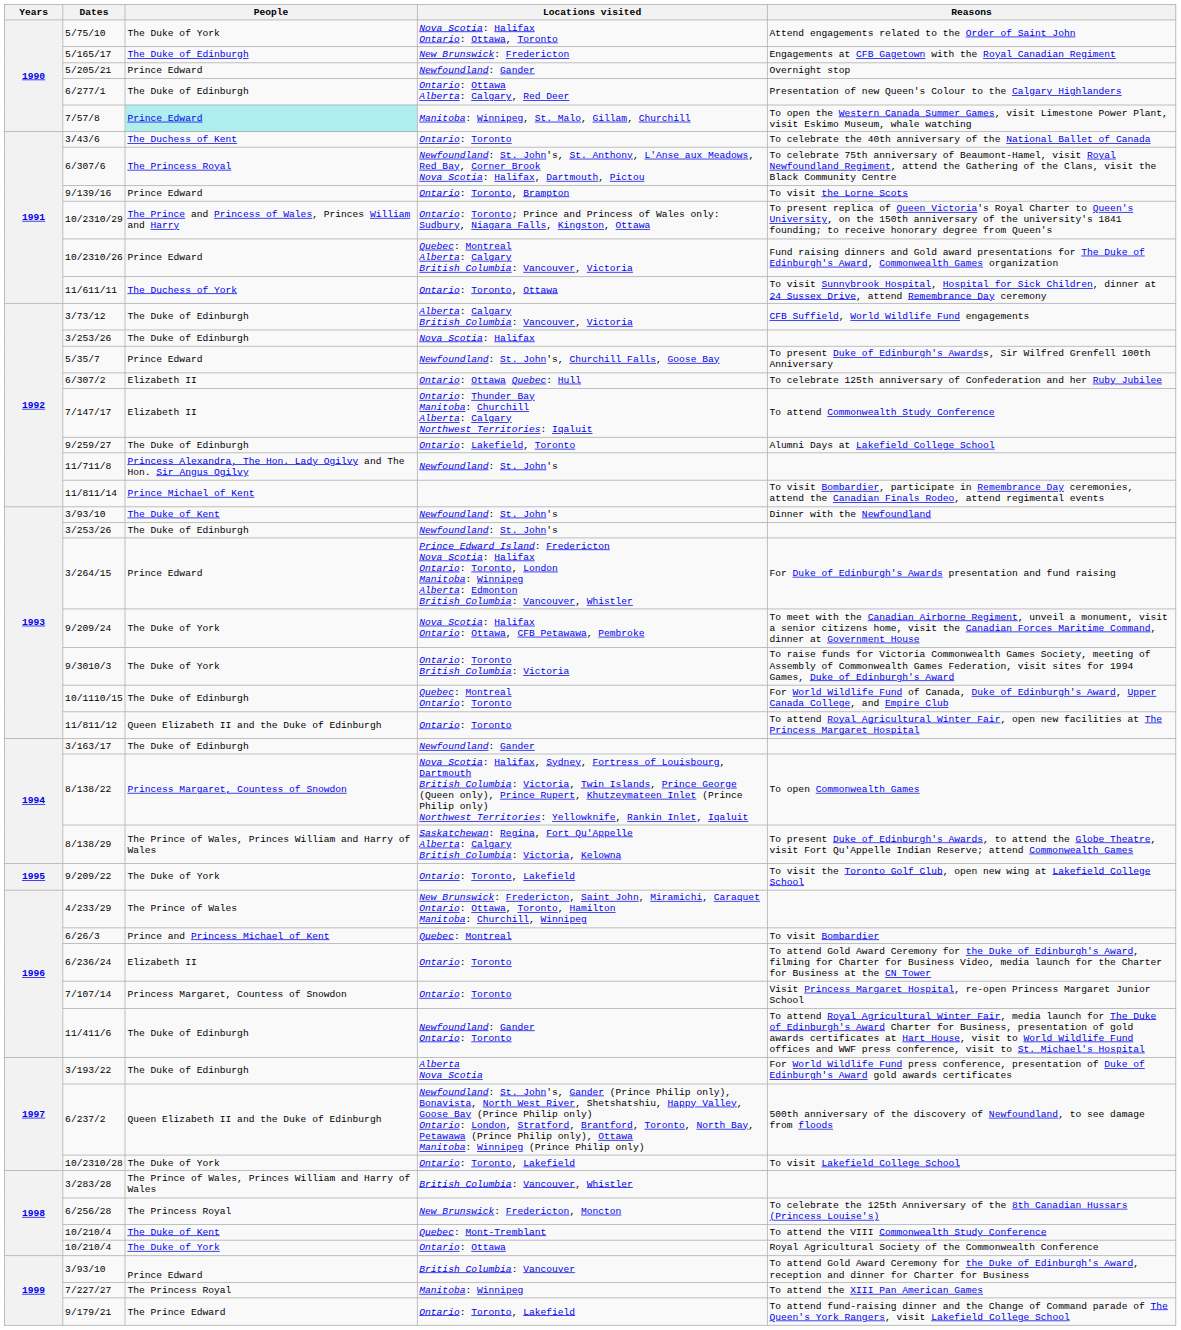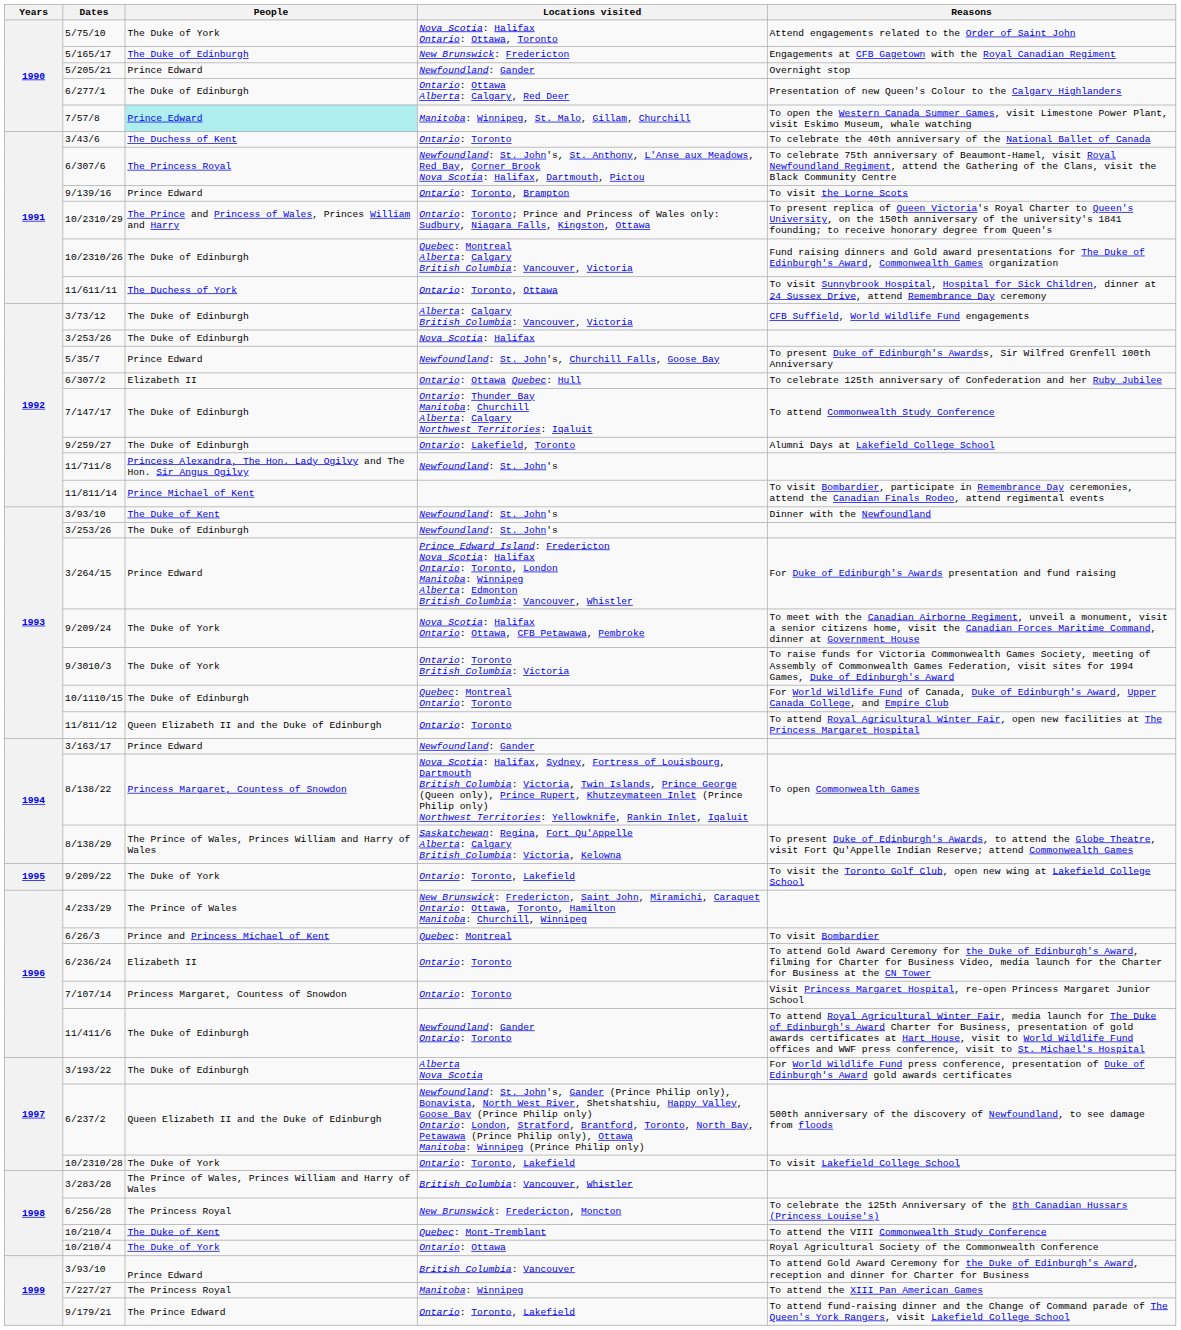(165, 258) Prince Edward -> (188, 258) The Duke of Edinburgh
(162, 413) Elizabeth II -> (188, 413) The Duke of Edinburgh
(188, 746) The Duke of Edinburgh -> (165, 746) Prince Edward
